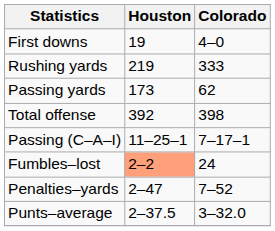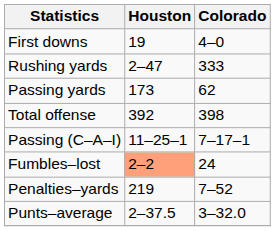(141, 66) 219 -> (145, 66) 2–47
(145, 189) 2–47 -> (141, 189) 219
